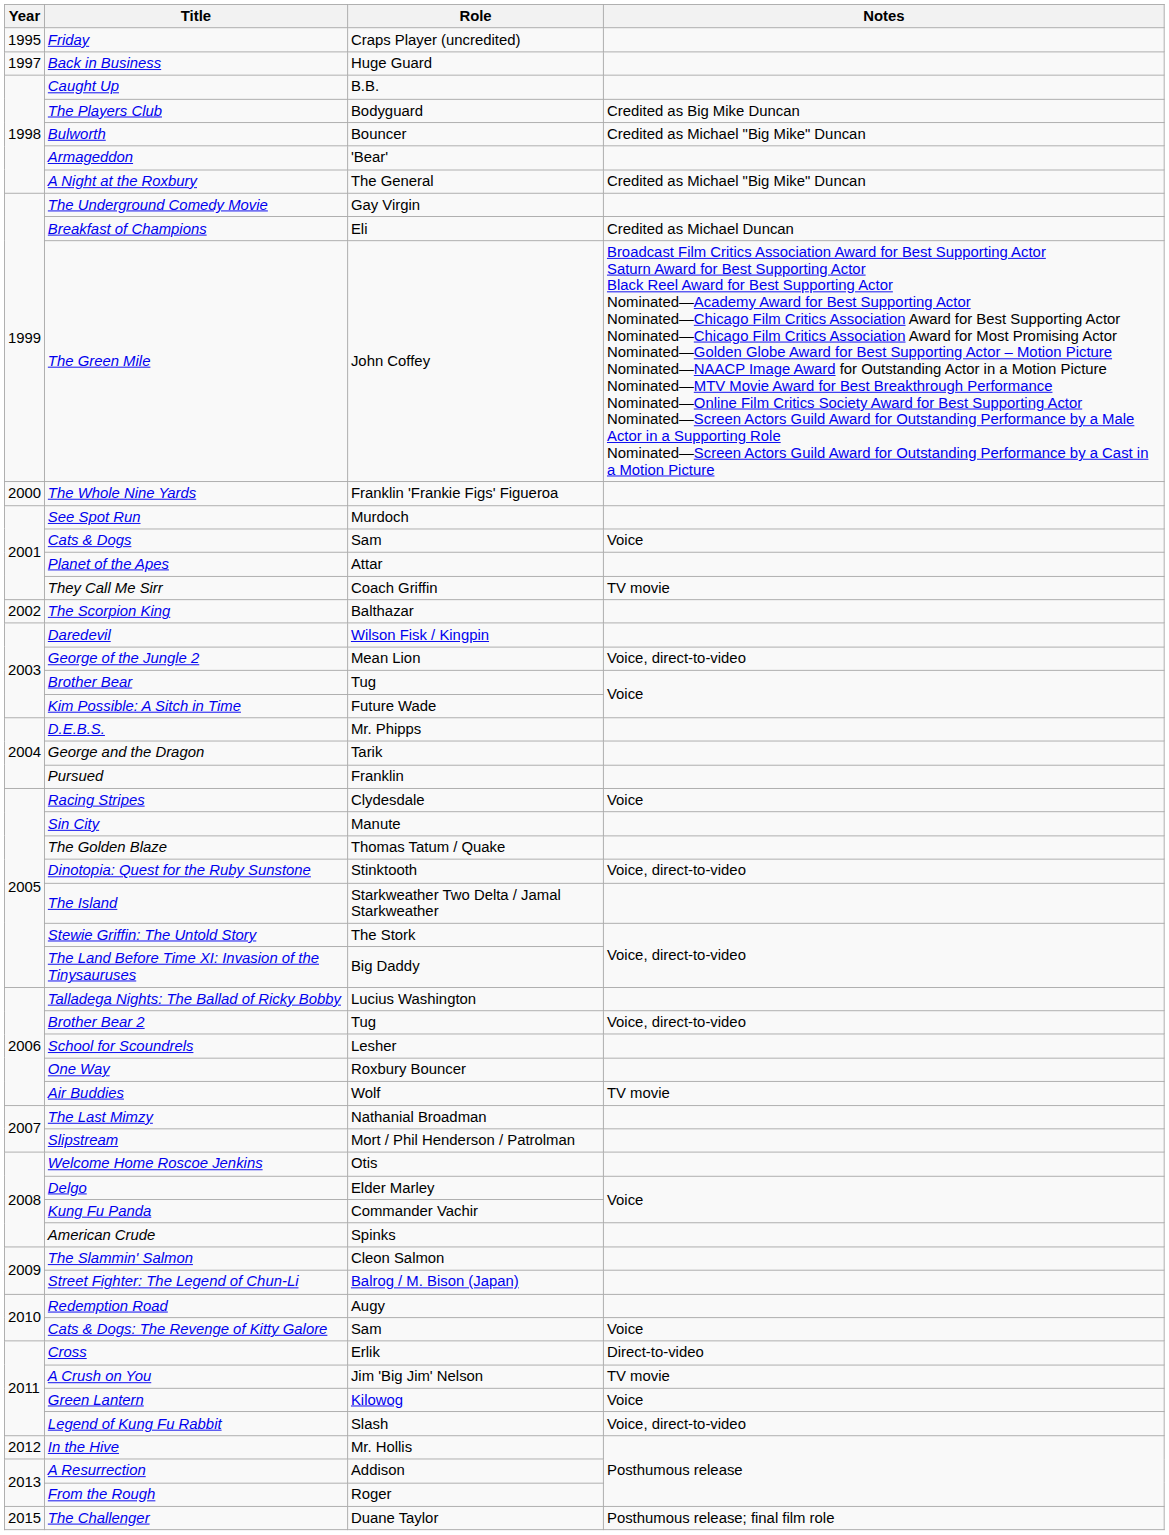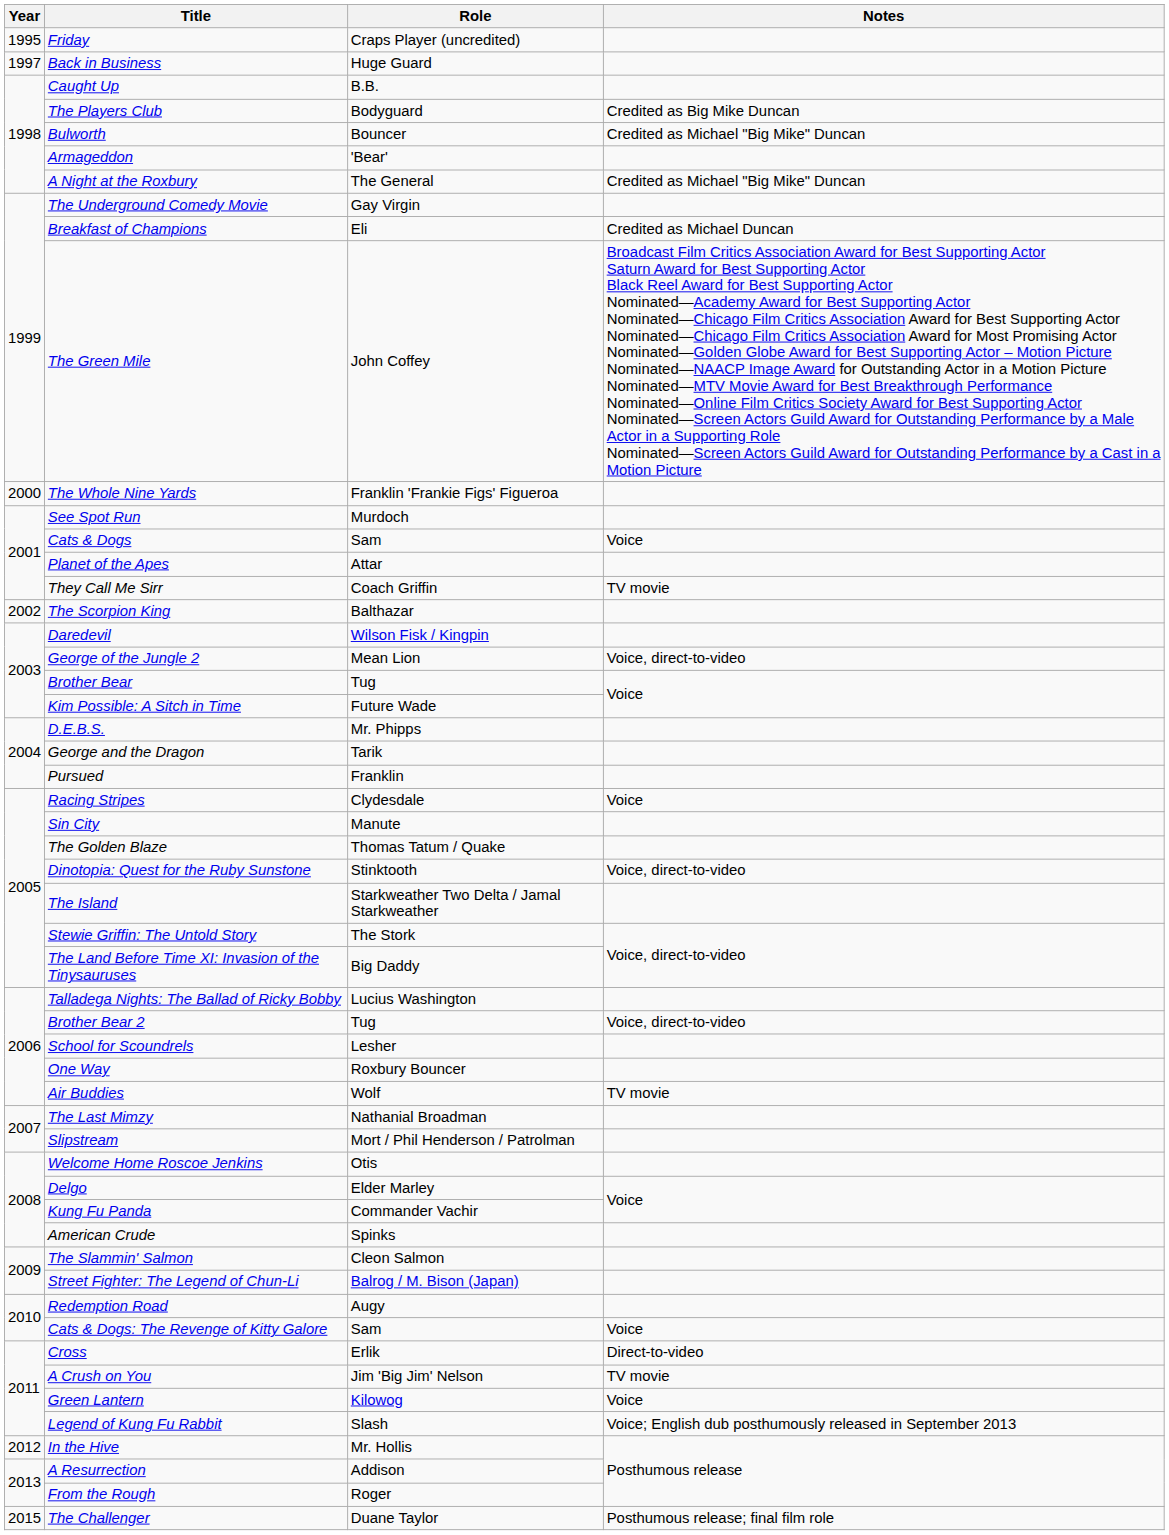(676, 1423) Voice, direct-to-video -> (811, 1423) Voice; English dub posthumously released in September 2013
